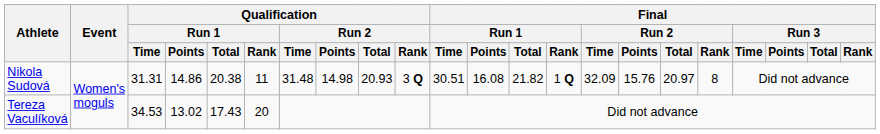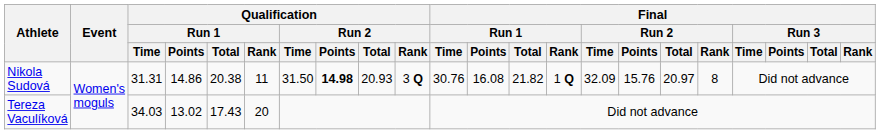(298, 79) 31.48 -> (298, 79) 31.50
(337, 79) normal -> (337, 79) bold
(449, 79) 30.51 -> (449, 79) 30.76
(147, 113) 34.53 -> (147, 113) 34.03
